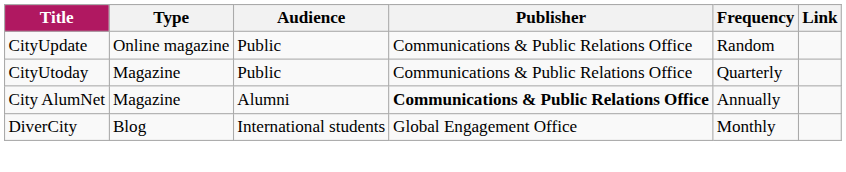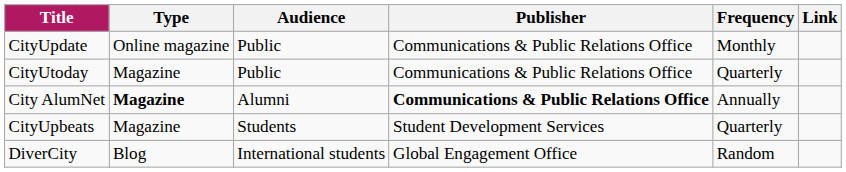(746, 45) Random -> (746, 45) Monthly
(147, 99) normal -> (149, 99) bold
+ row: (51, 126)
(746, 126) Monthly -> (746, 153) Random
